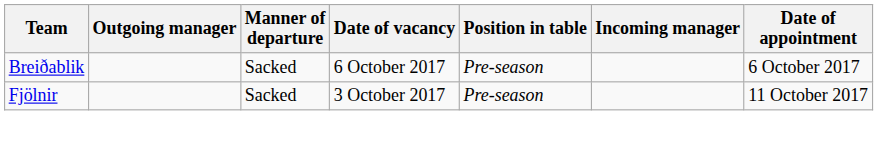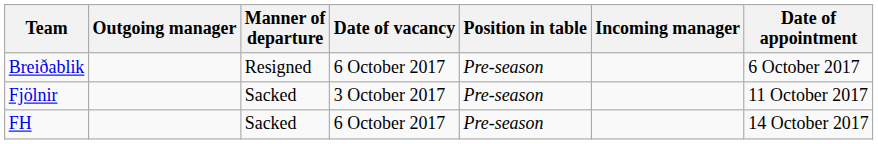(271, 67) Sacked -> (278, 67) Resigned
+ row: (20, 124)
